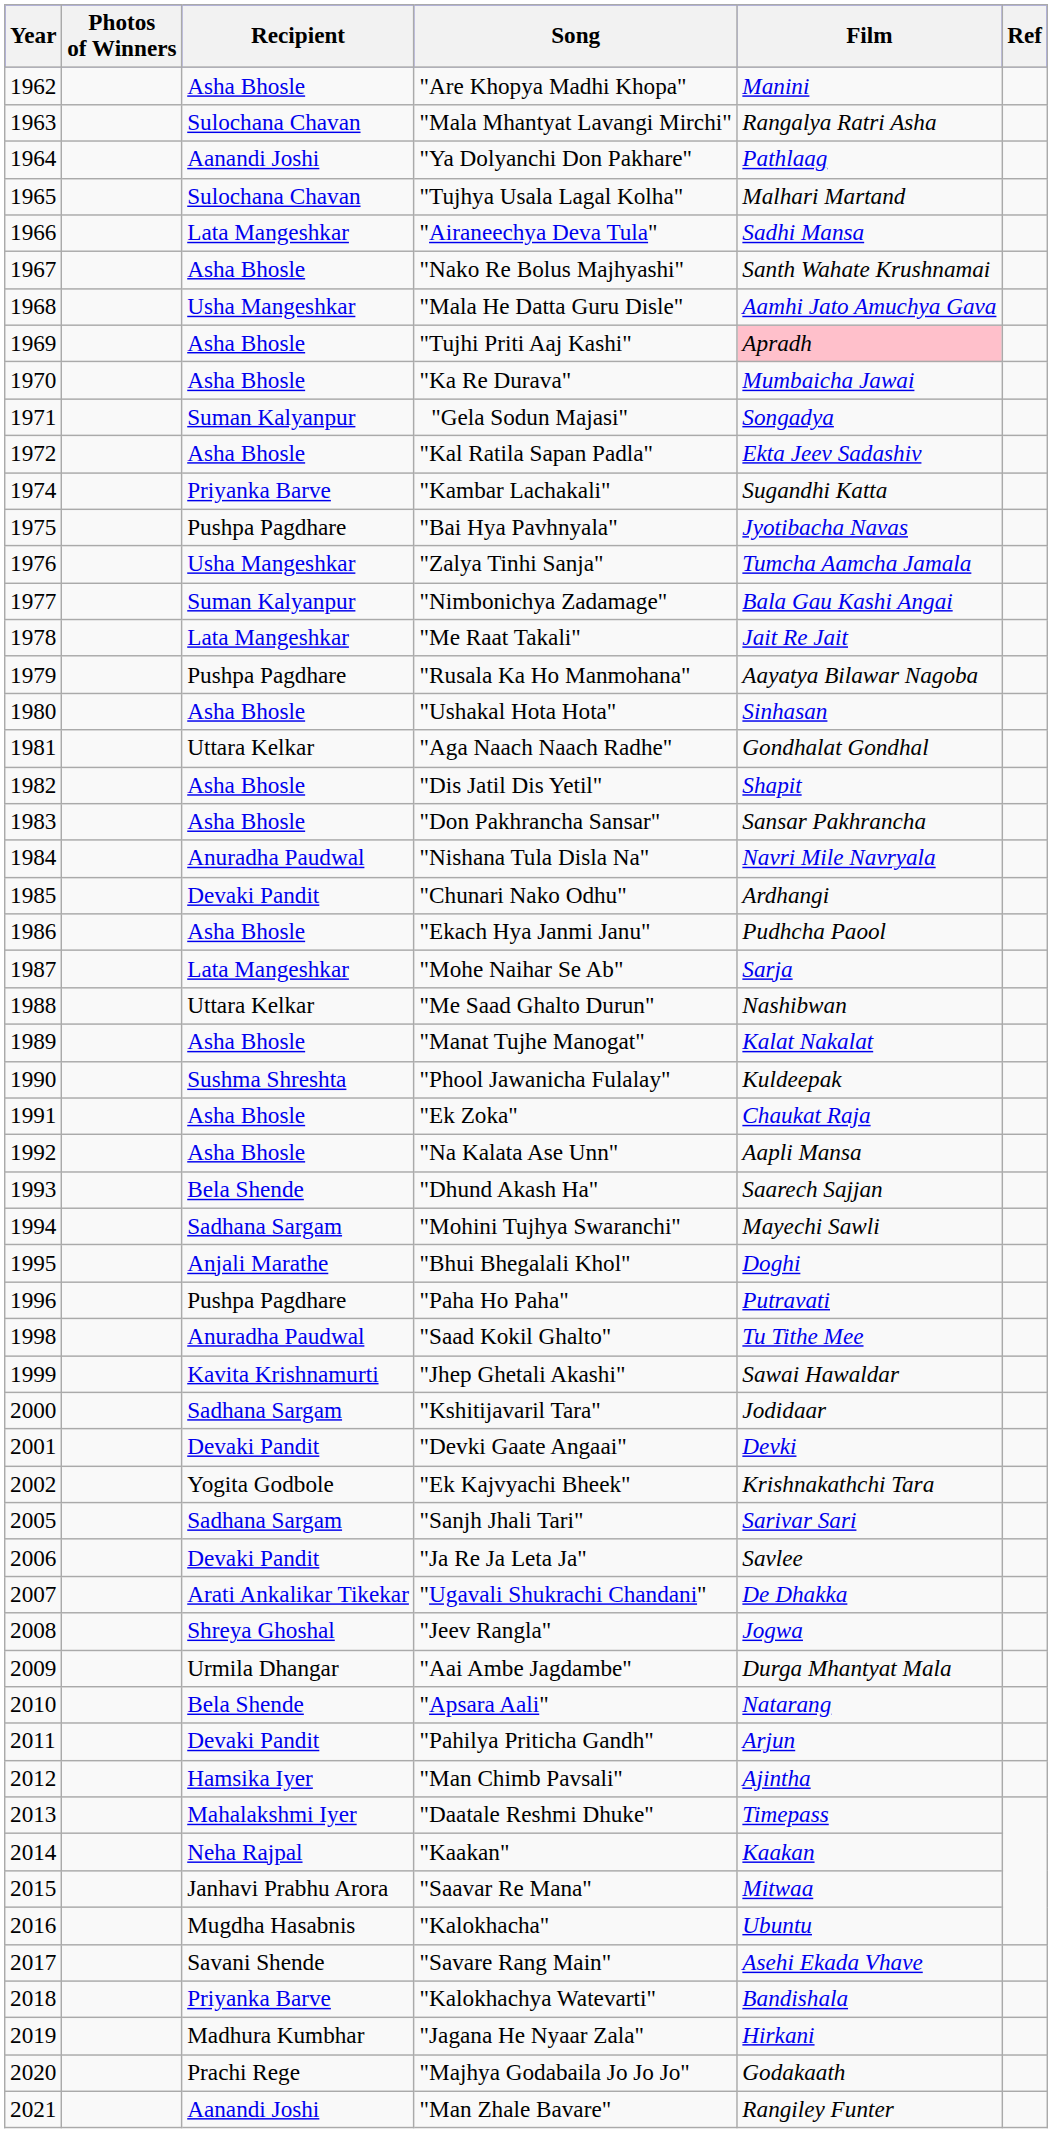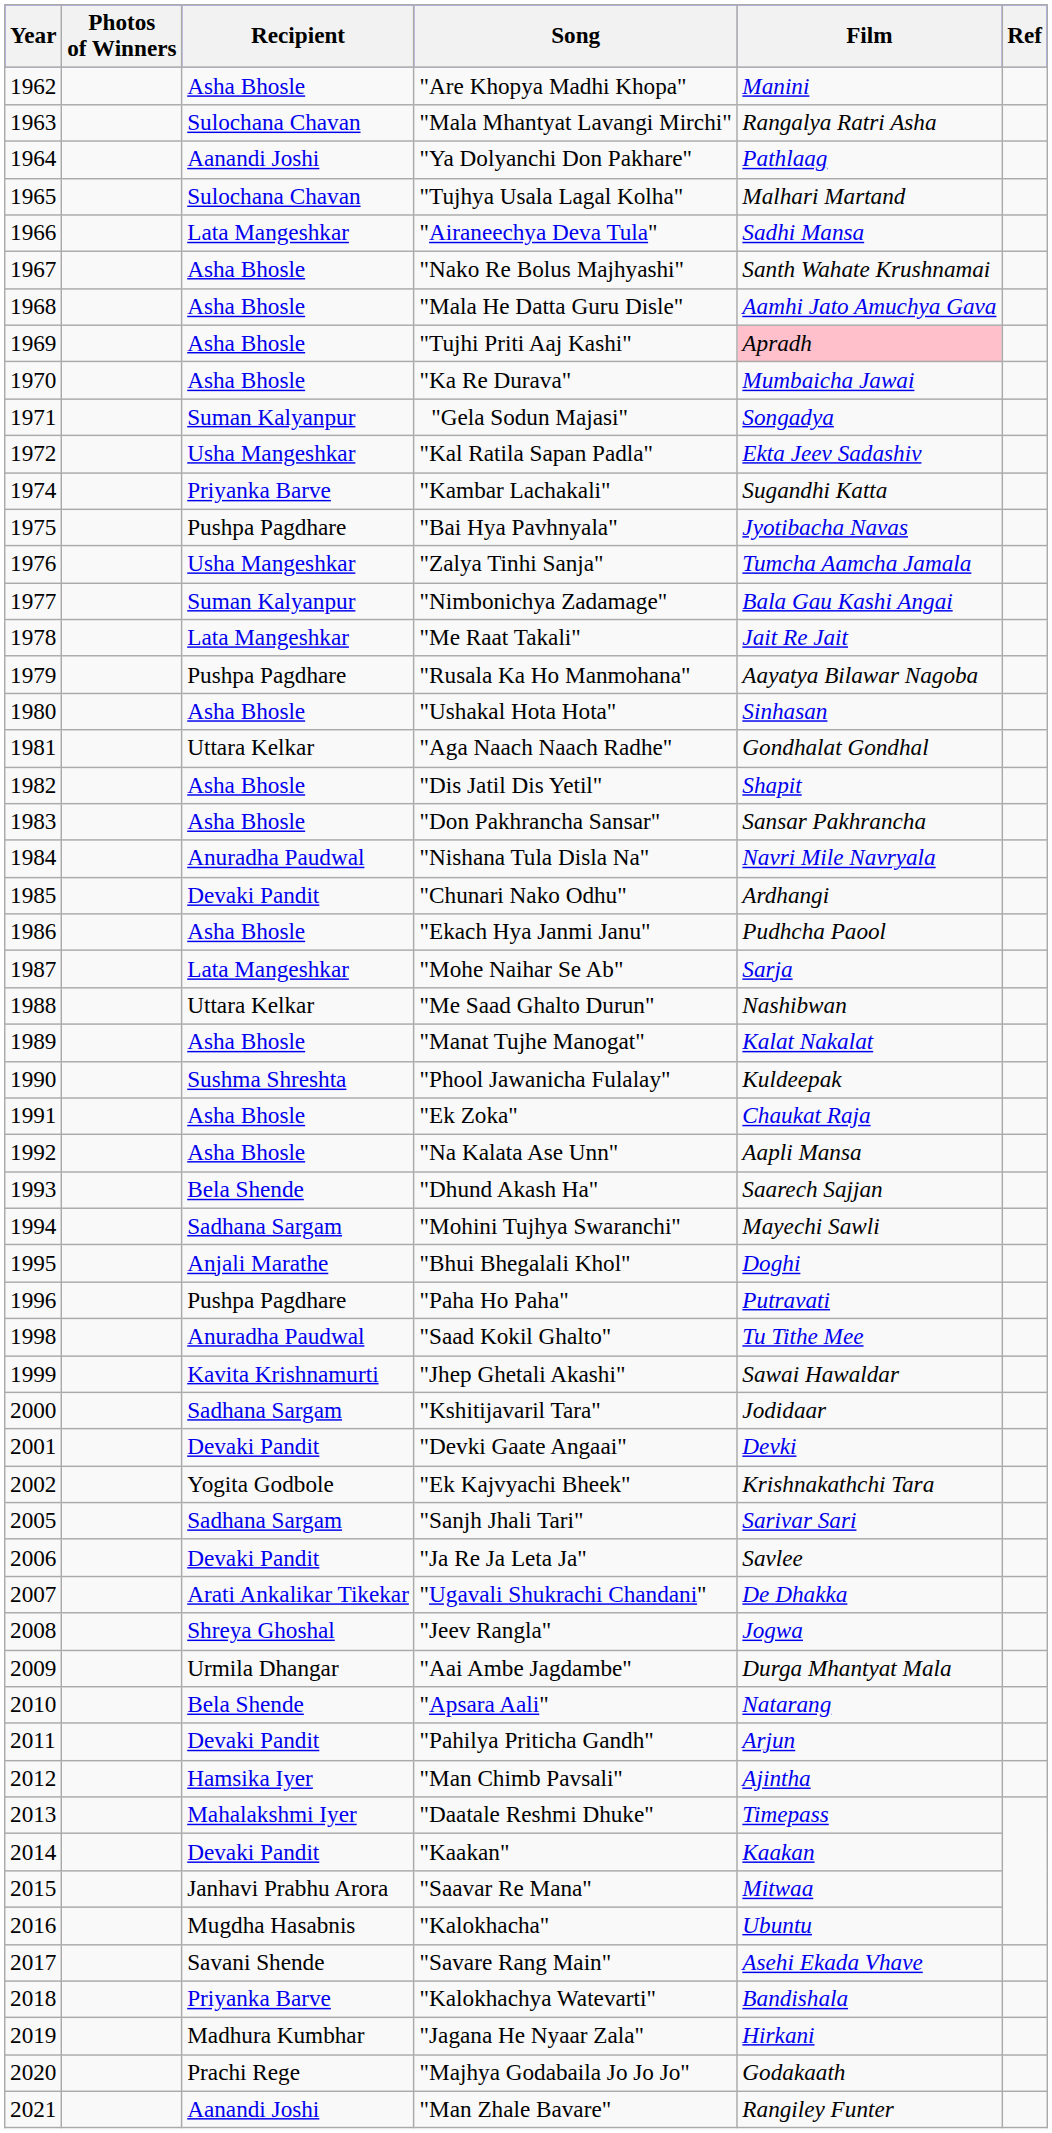(271, 306) Usha Mangeshkar -> (246, 306) Asha Bhosle
(246, 453) Asha Bhosle -> (271, 453) Usha Mangeshkar
(245, 1851) Neha Rajpal -> (253, 1851) Devaki Pandit
